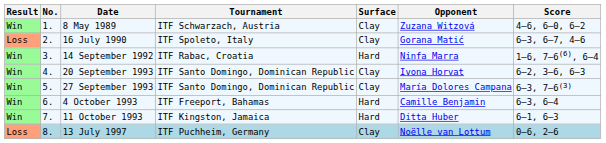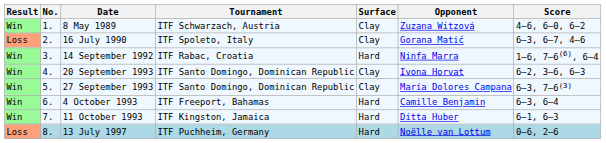(369, 131) Clay -> (369, 131) Hard
